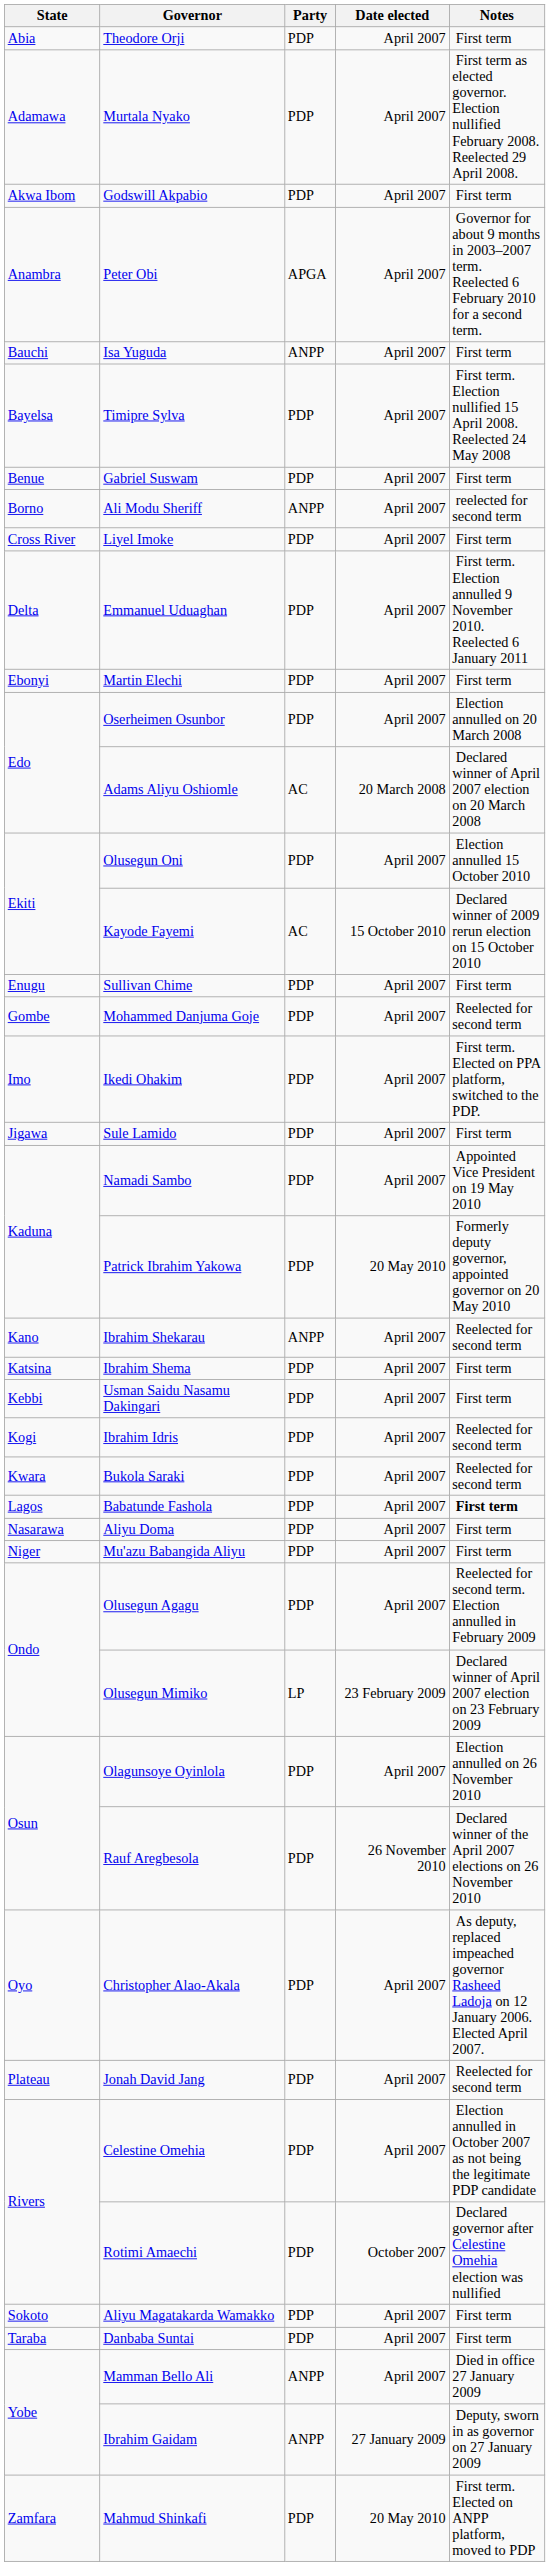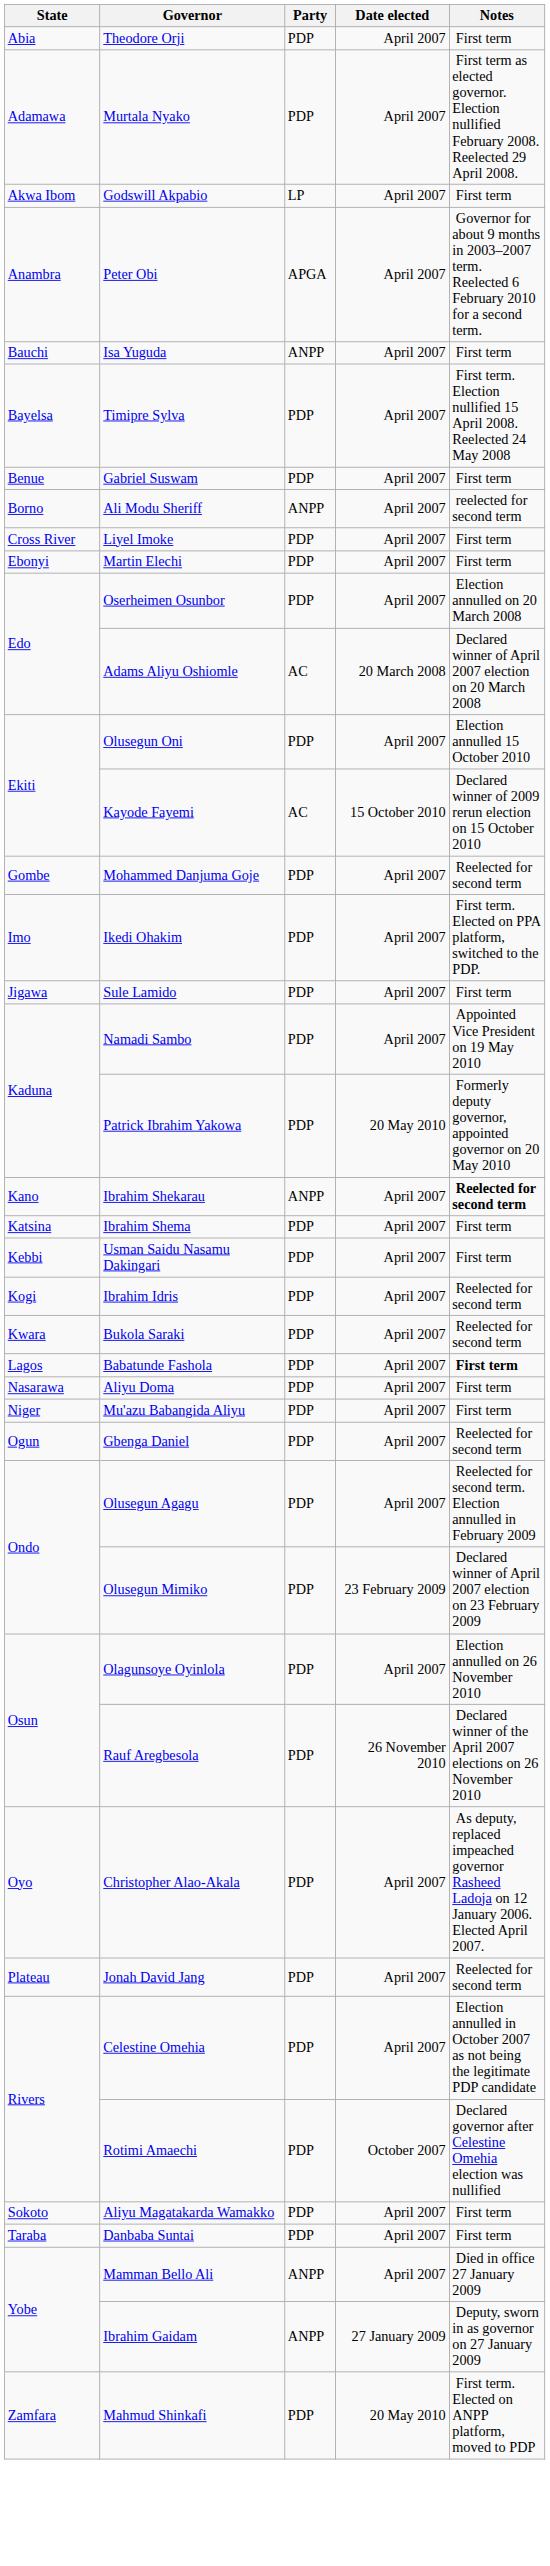(301, 195) PDP -> (296, 195) LP
- row: (165, 610)
- row: (148, 985)
(492, 1337) normal -> (494, 1196) bold
+ row: (146, 1441)
(296, 1693) LP -> (301, 1590) PDP
